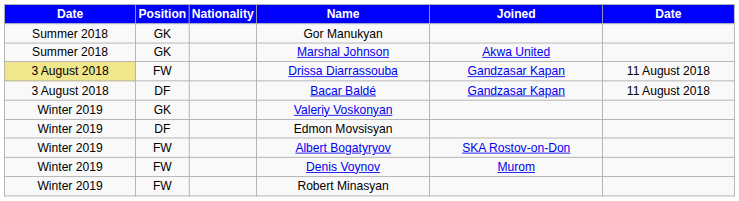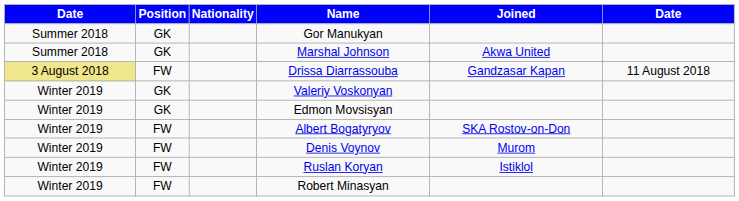- row: (343, 91)
(162, 129) DF -> (162, 110) GK
+ row: (343, 167)
